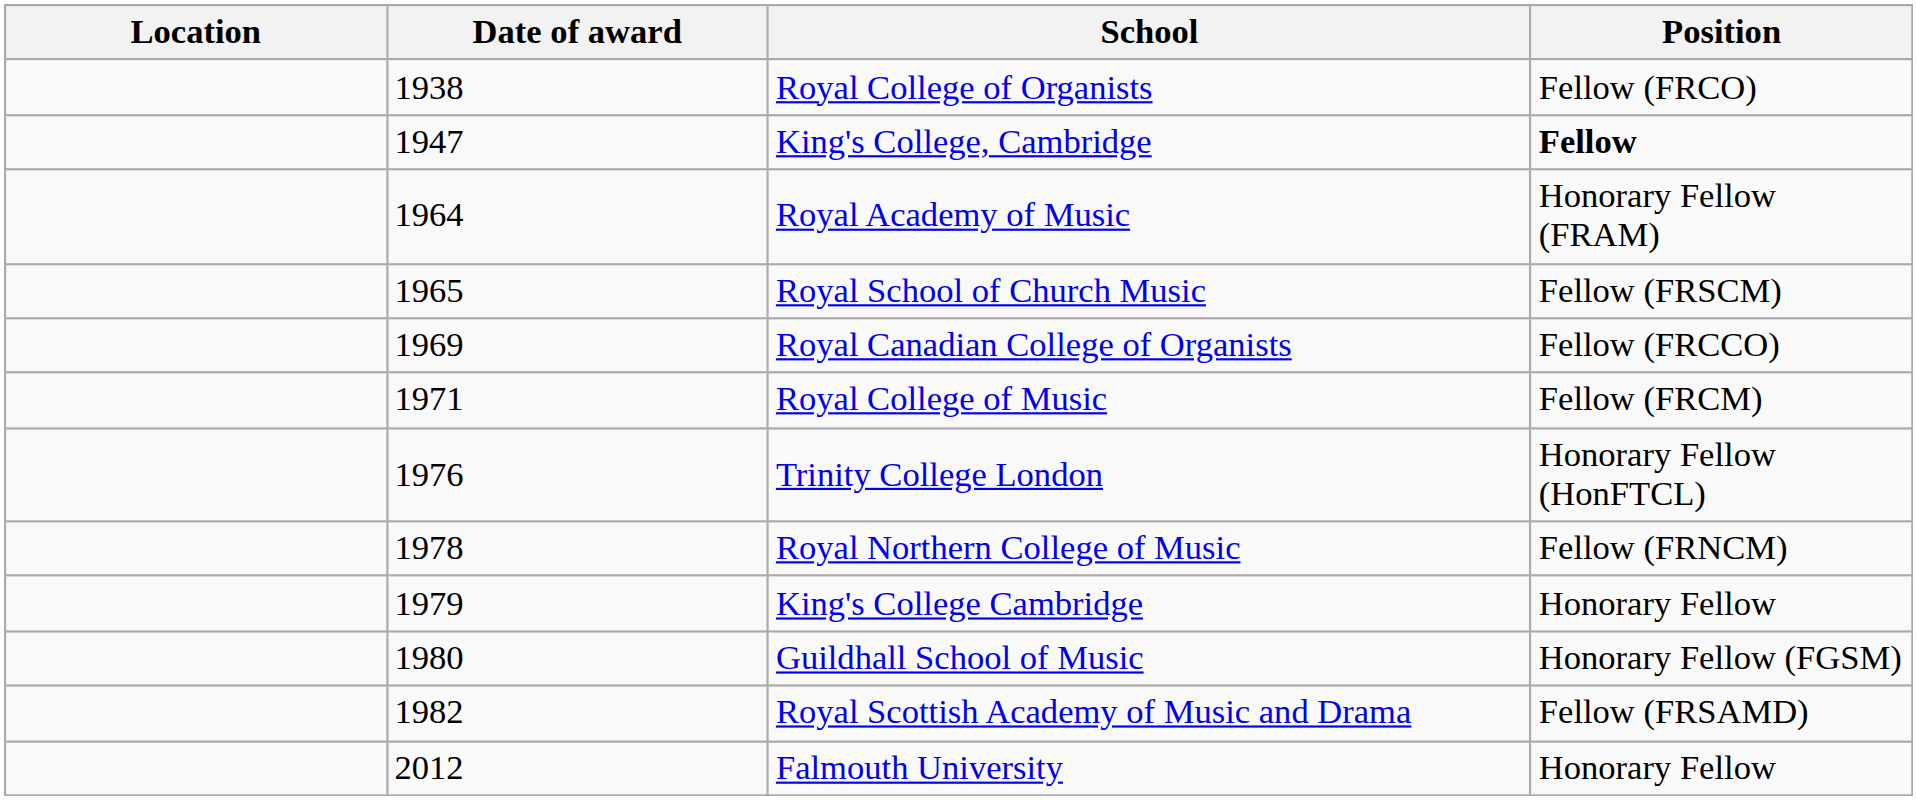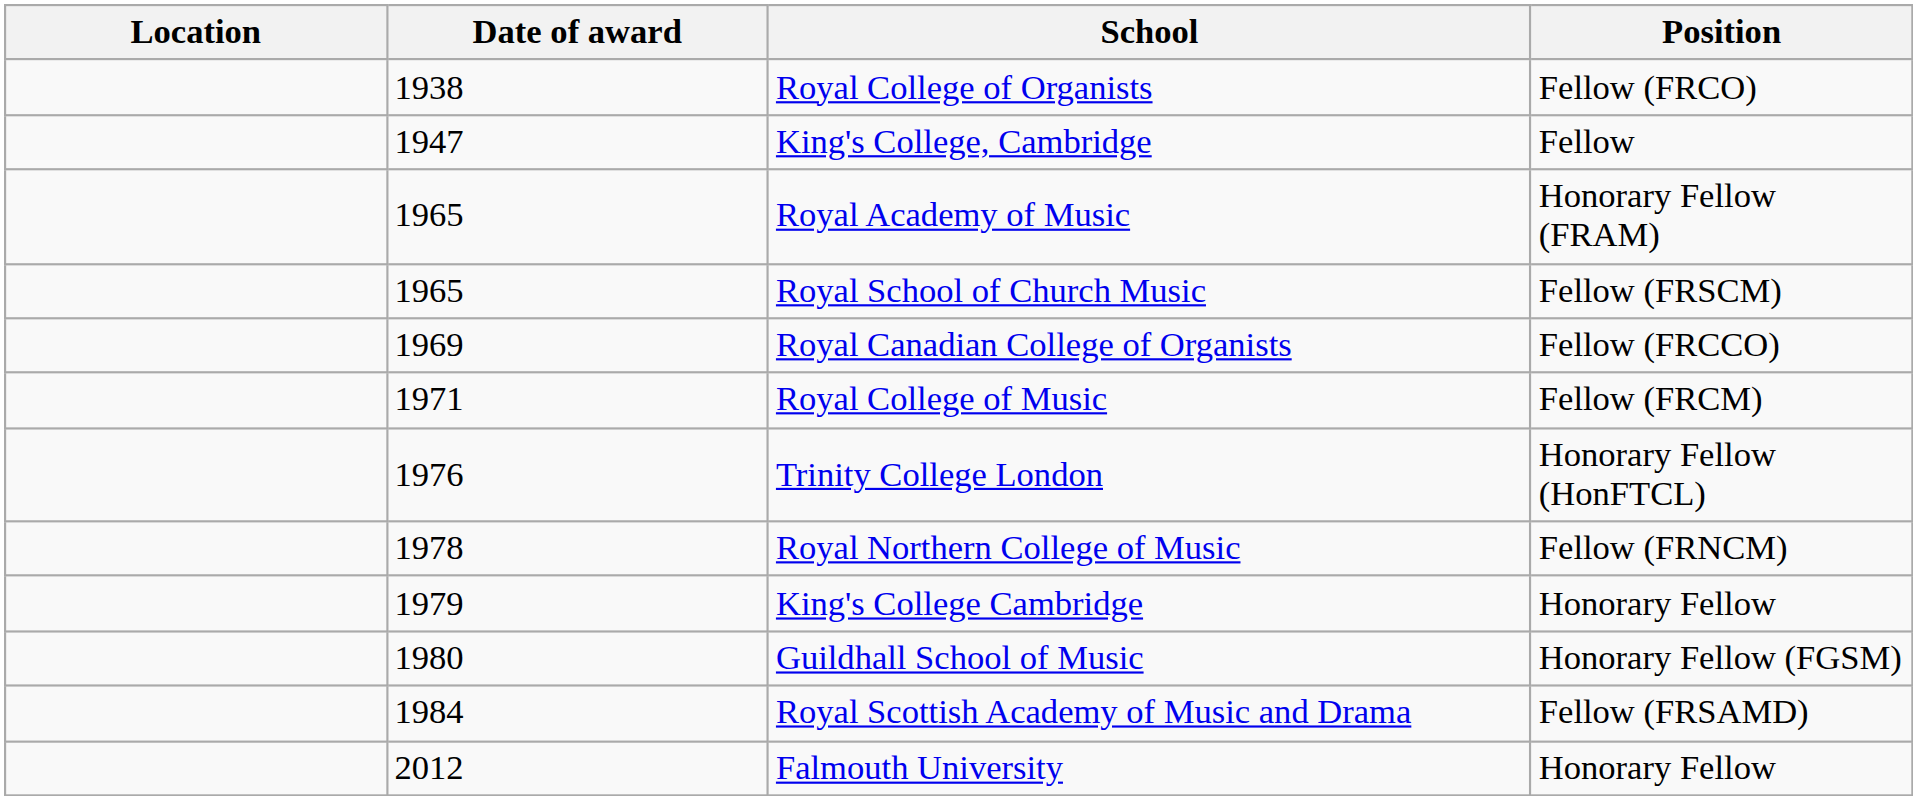(1588, 141) bold -> (1587, 141) normal
(429, 215) 1964 -> (429, 215) 1965
(429, 712) 1982 -> (429, 712) 1984
